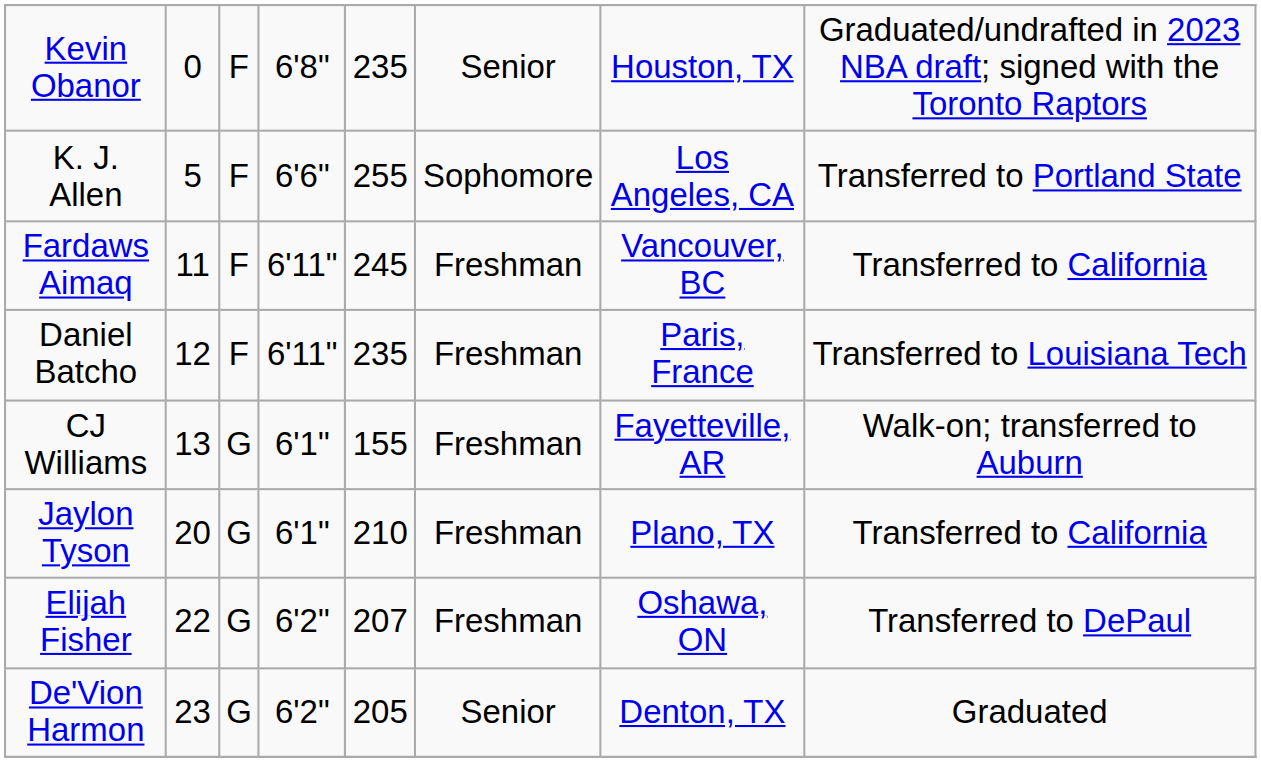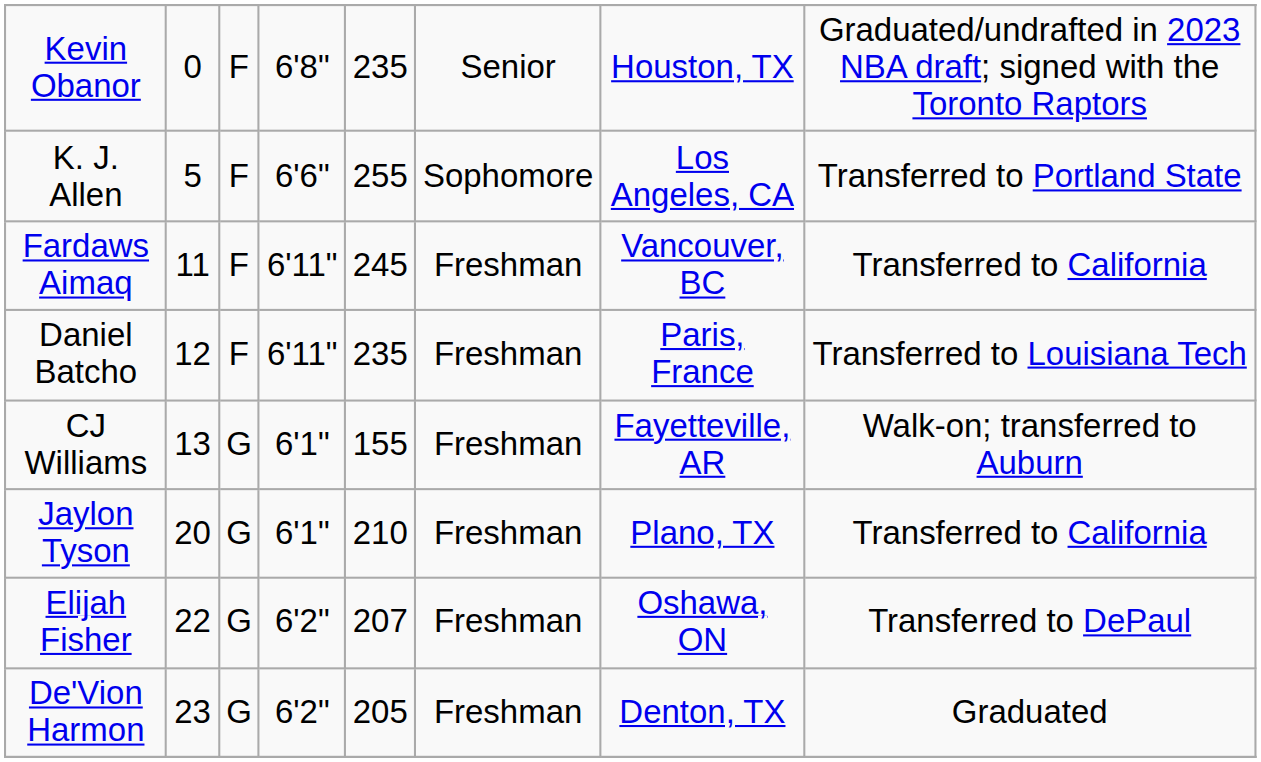(508, 711) Senior -> (508, 711) Freshman
